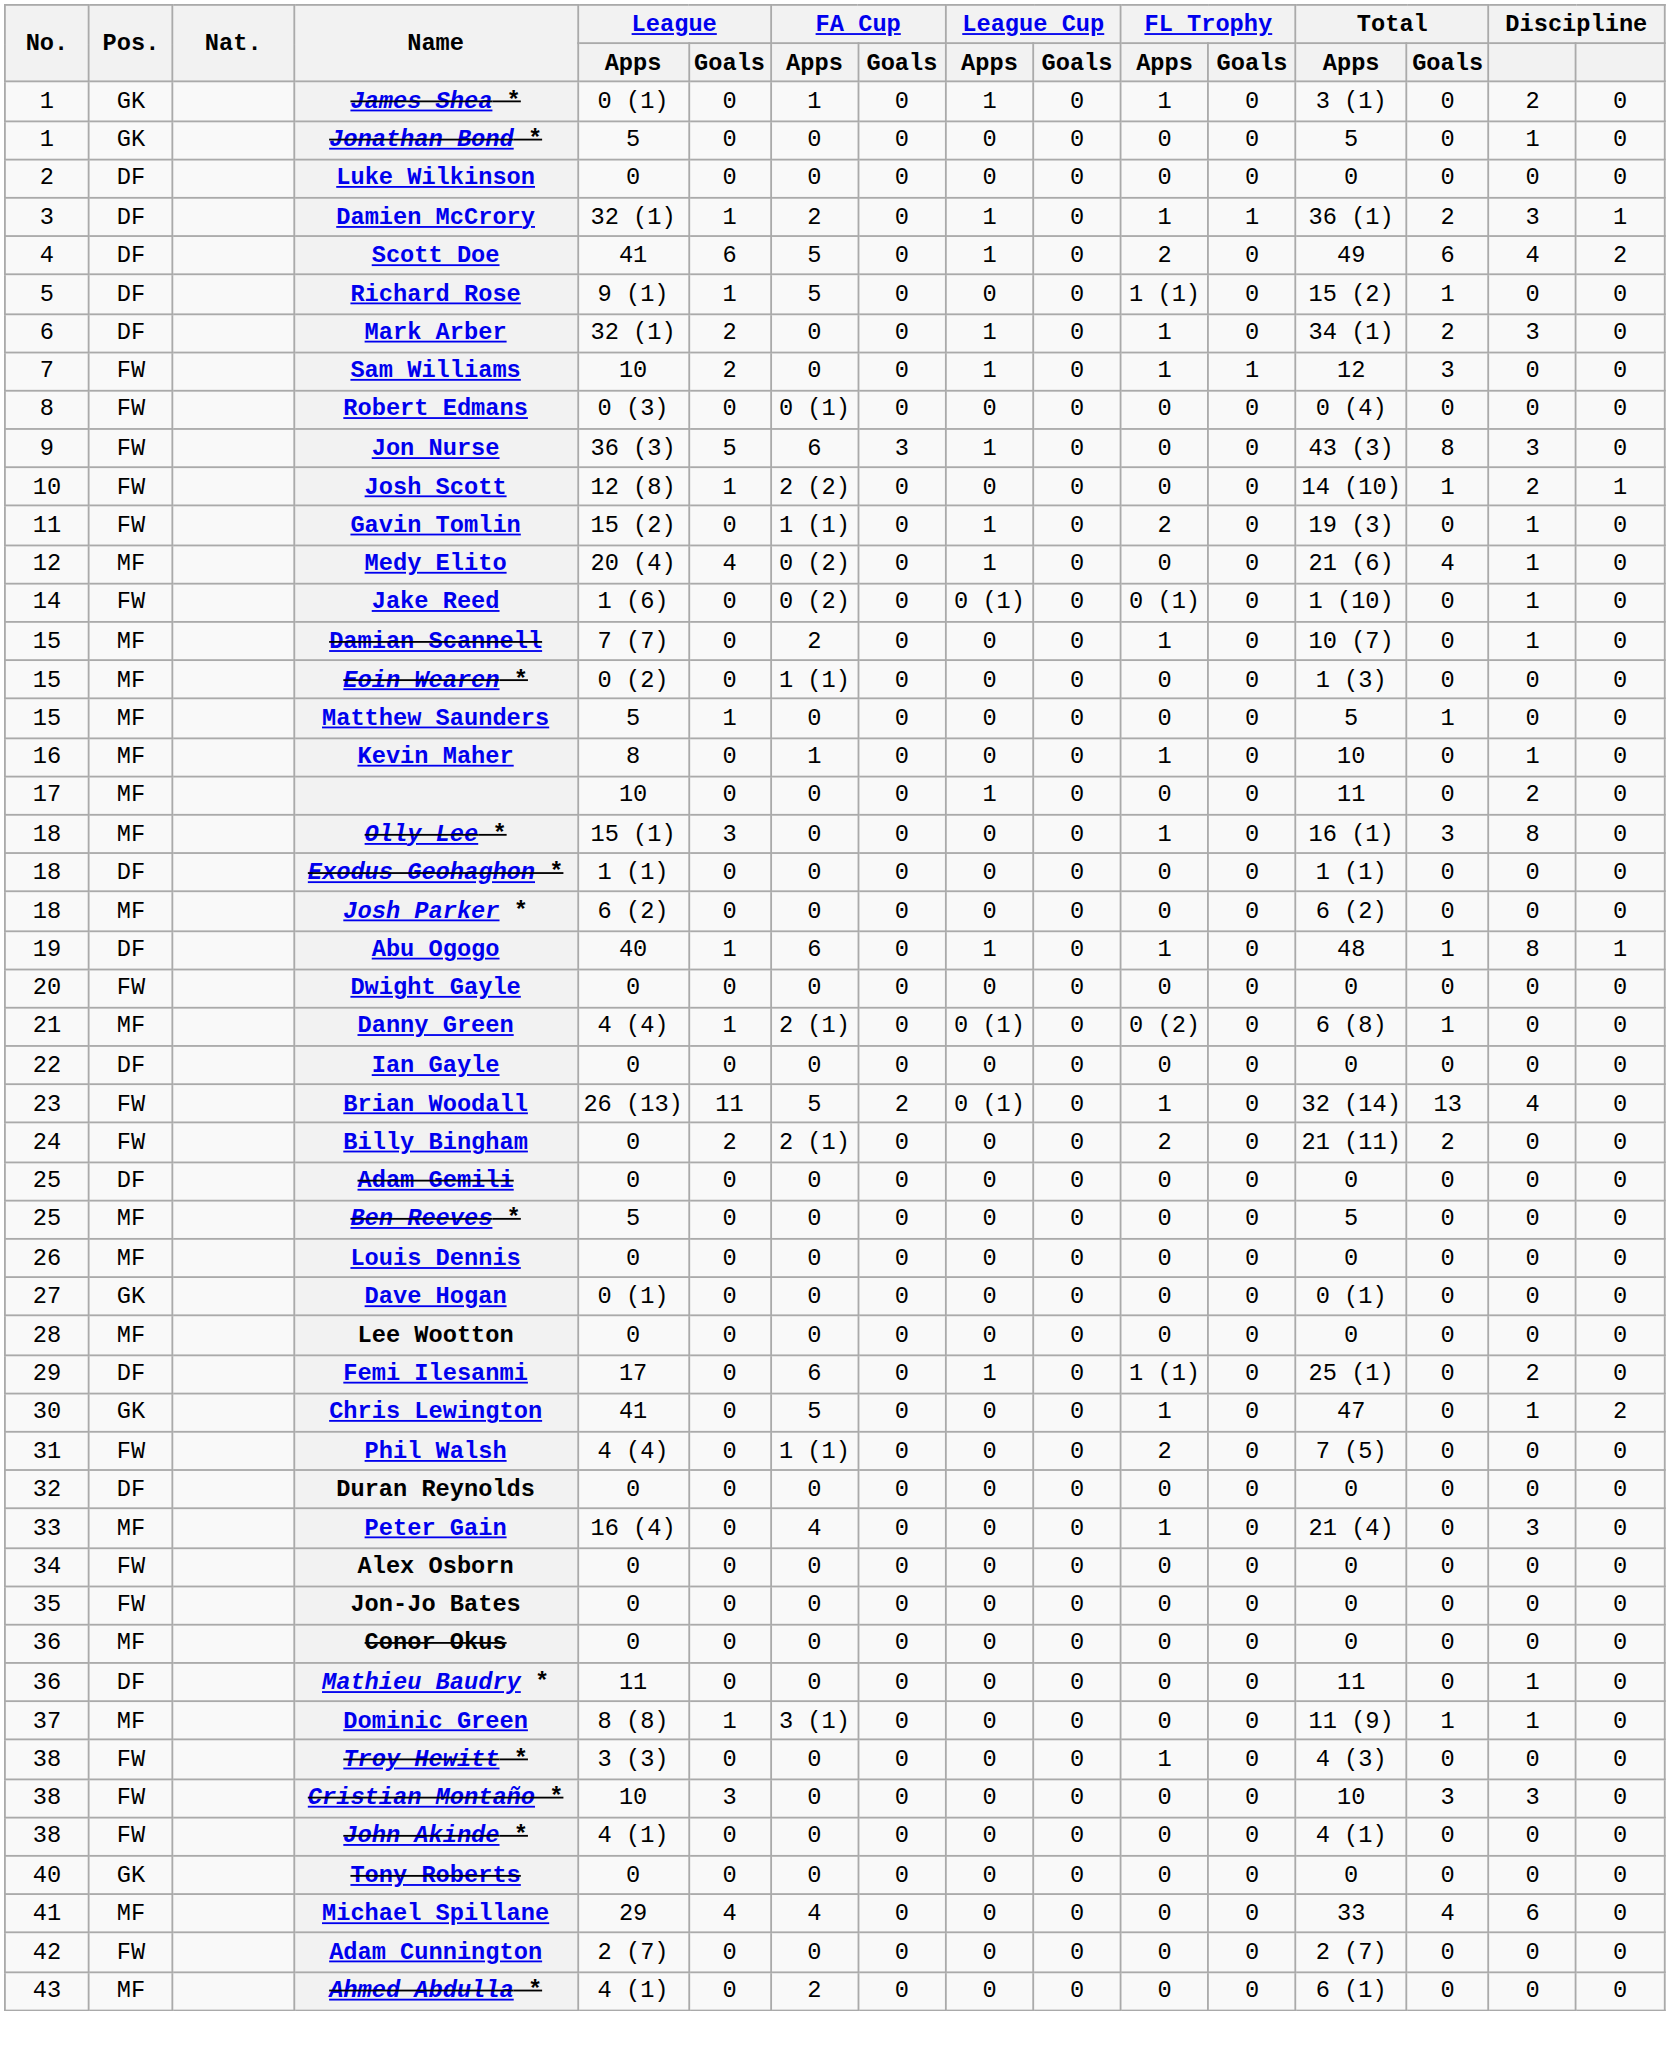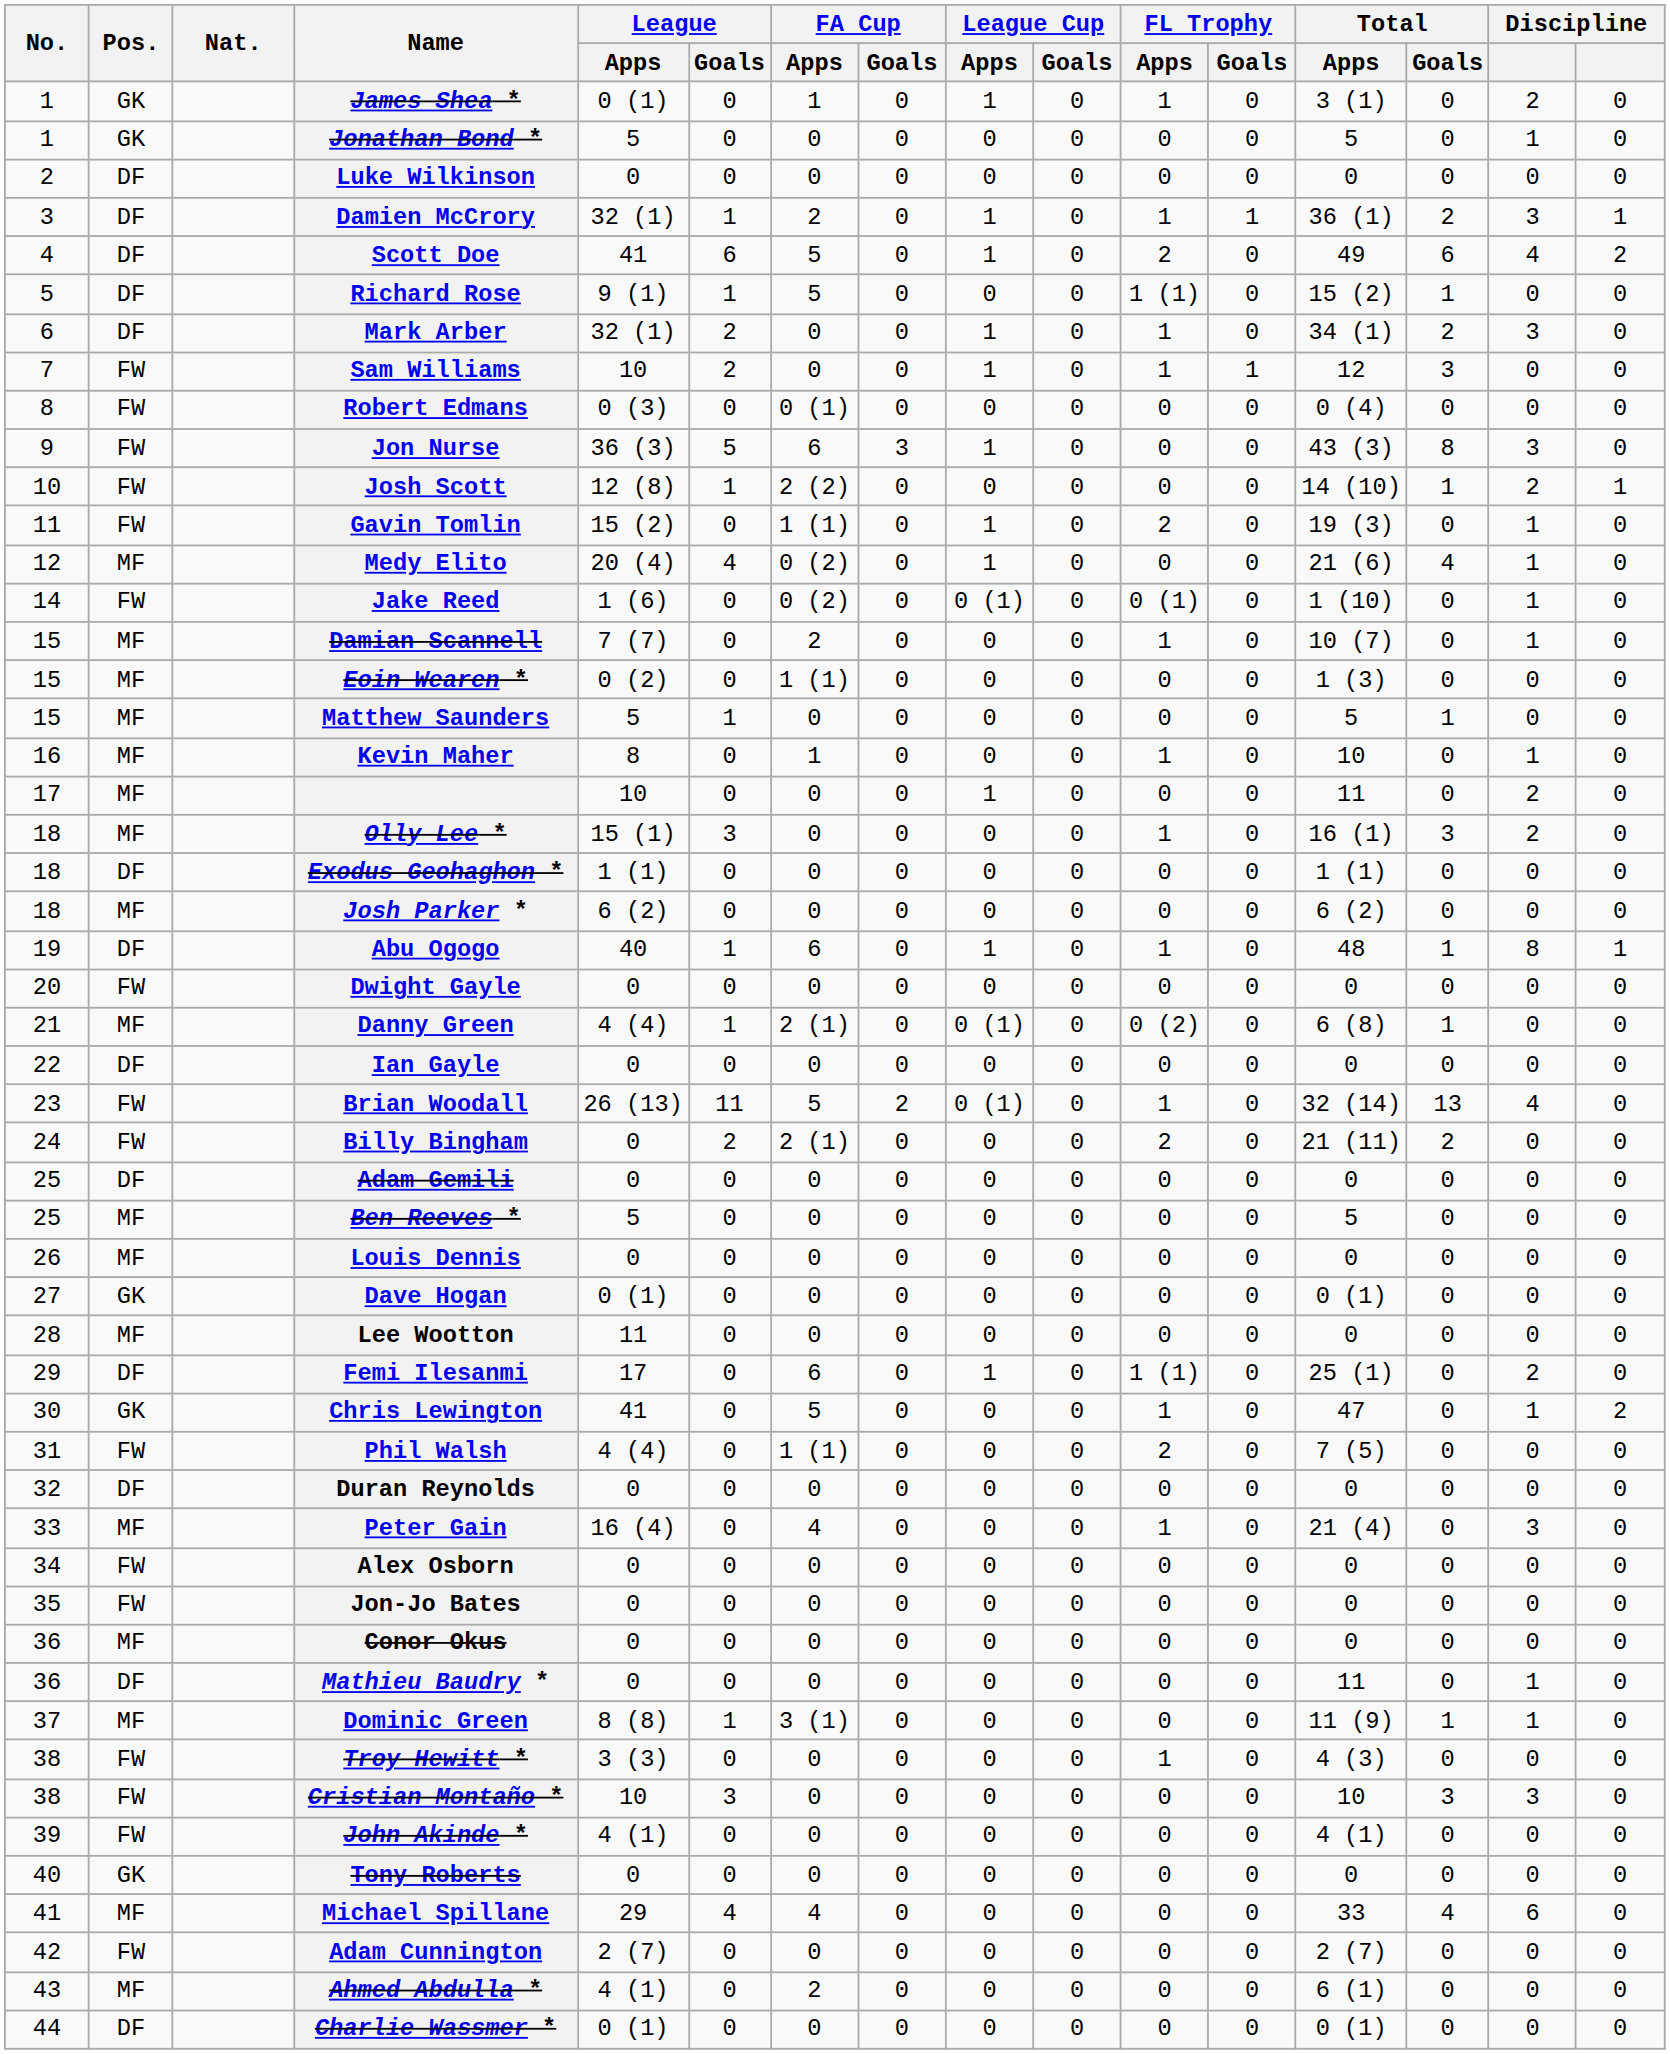(1533, 834) 8 -> (1533, 834) 2
(633, 1335) 0 -> (633, 1335) 11
(633, 1682) 11 -> (633, 1682) 0
(47, 1837) 38 -> (47, 1837) 39
+ row: (436, 2029)
